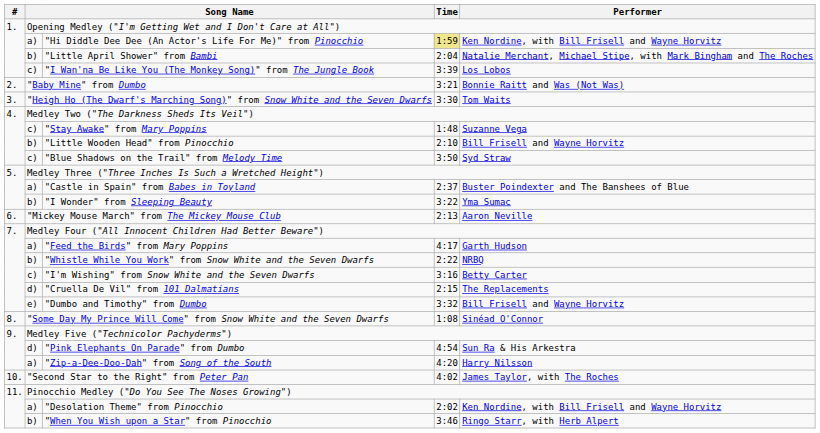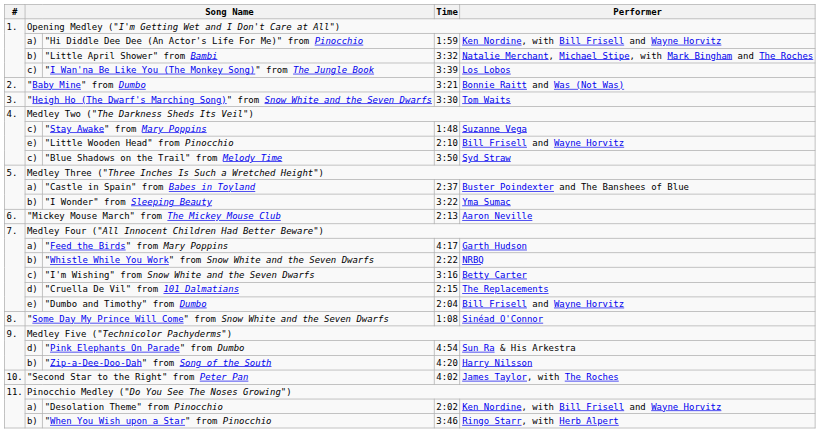(447, 41) khaki background -> (447, 41) no background
(447, 56) 2:04 -> (447, 56) 3:32
(32, 143) b) -> (32, 143) e)
(447, 304) 3:32 -> (447, 304) 2:04
(32, 363) a) -> (32, 363) b)
